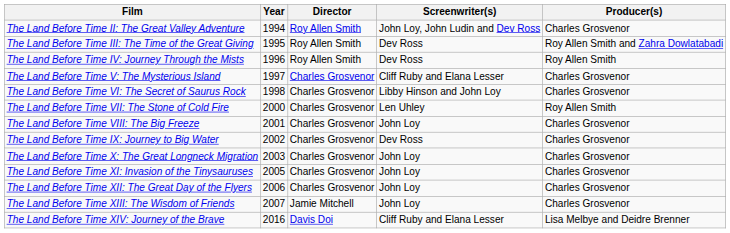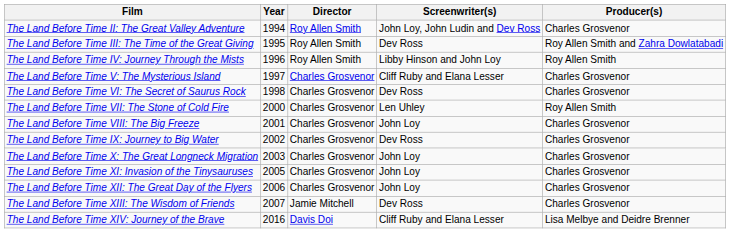(401, 60) Dev Ross -> (440, 60) Libby Hinson and John Loy
(440, 92) Libby Hinson and John Loy -> (401, 92) Dev Ross
(400, 204) John Loy -> (401, 204) Dev Ross
